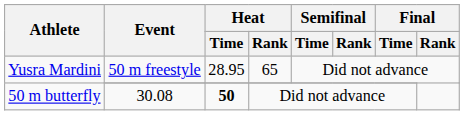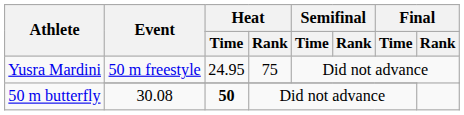(226, 69) 28.95 -> (226, 69) 24.95
(270, 69) 65 -> (270, 69) 75
